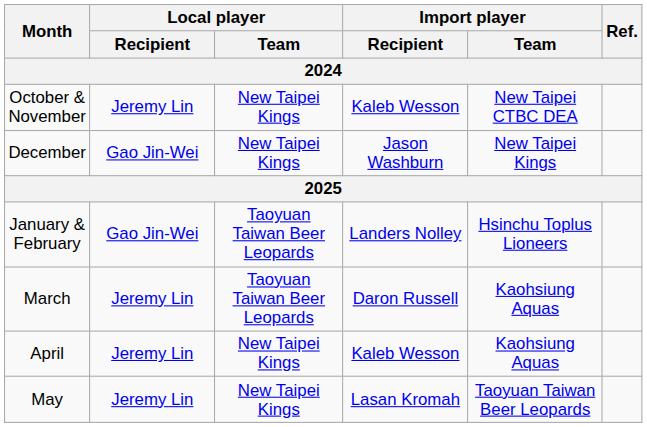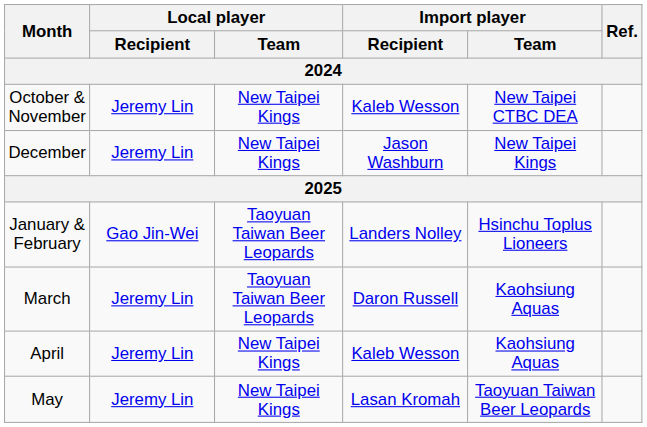(152, 152) Gao Jin-Wei -> (152, 152) Jeremy Lin
